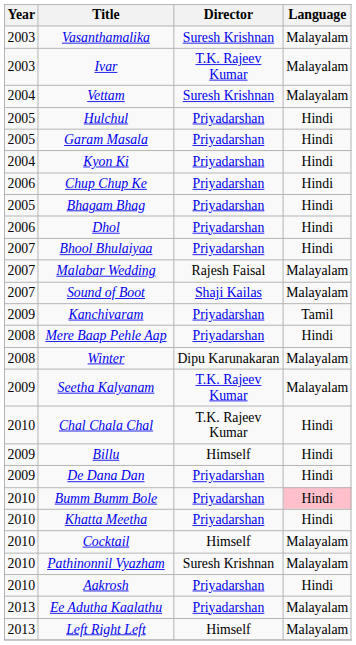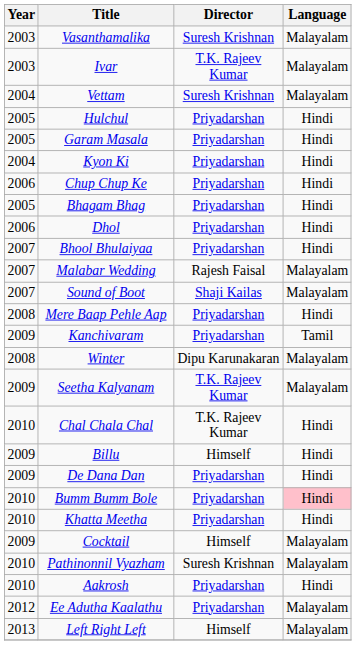rows swapped: (106, 336) <-> (106, 314)
(21, 541) 2010 -> (21, 541) 2009
(21, 607) 2013 -> (21, 607) 2012
